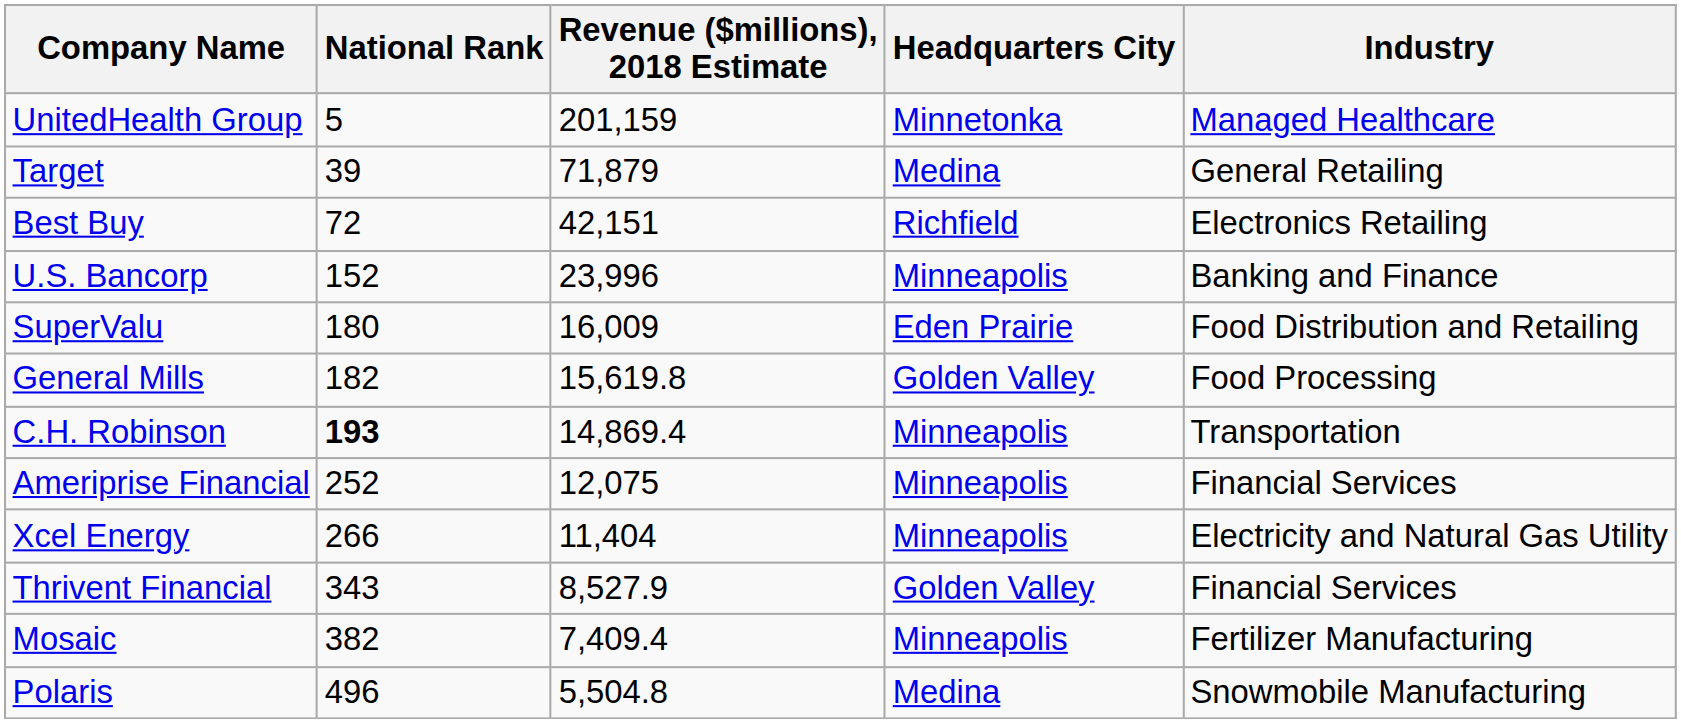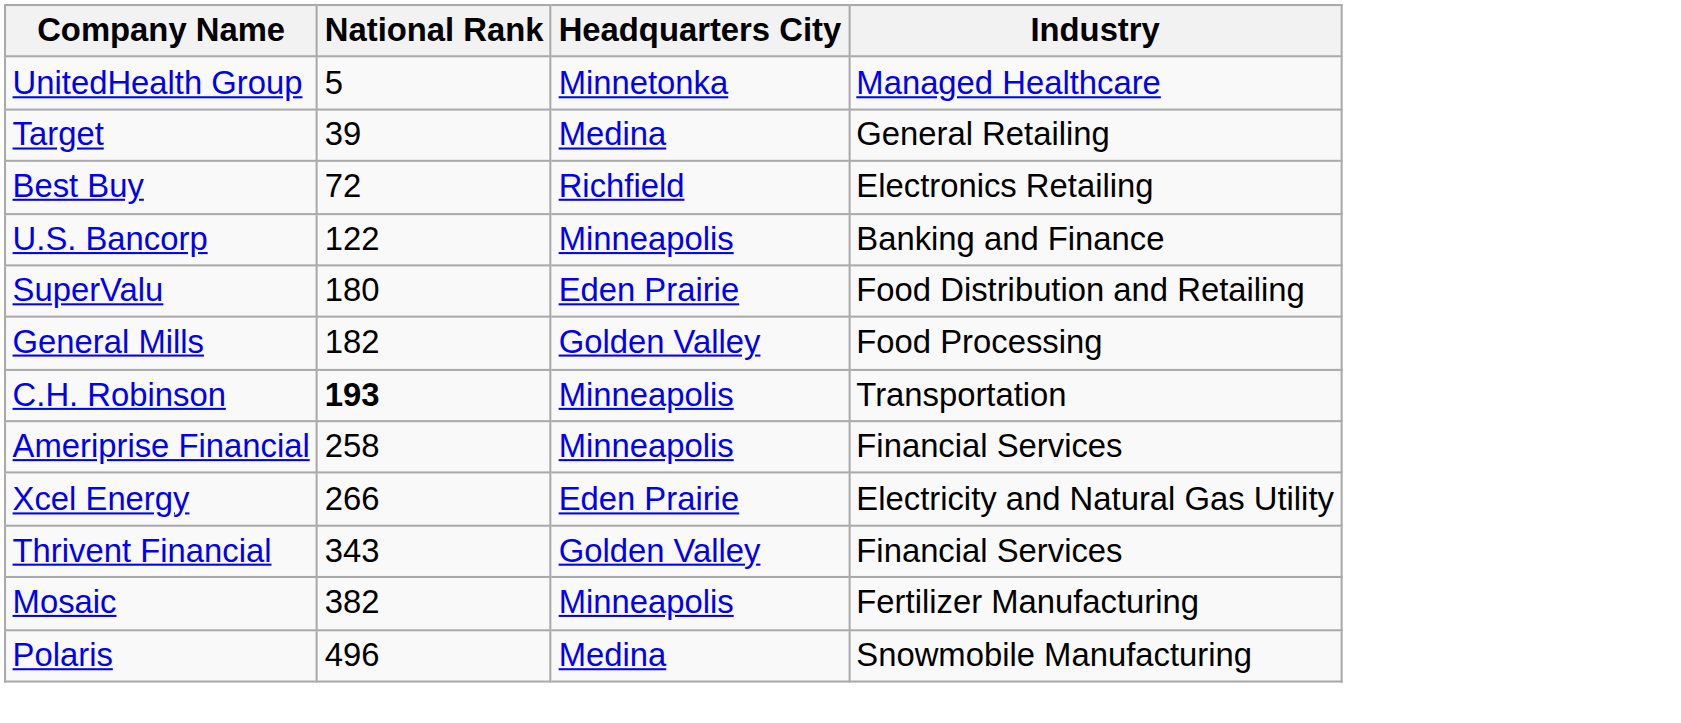- column: (718, 48)
(352, 275) 152 -> (352, 238) 122
(352, 483) 252 -> (352, 446) 258
(980, 535) Minneapolis -> (649, 498) Eden Prairie
